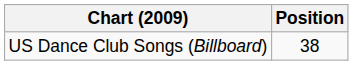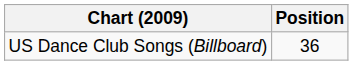(310, 45) 38 -> (310, 45) 36
